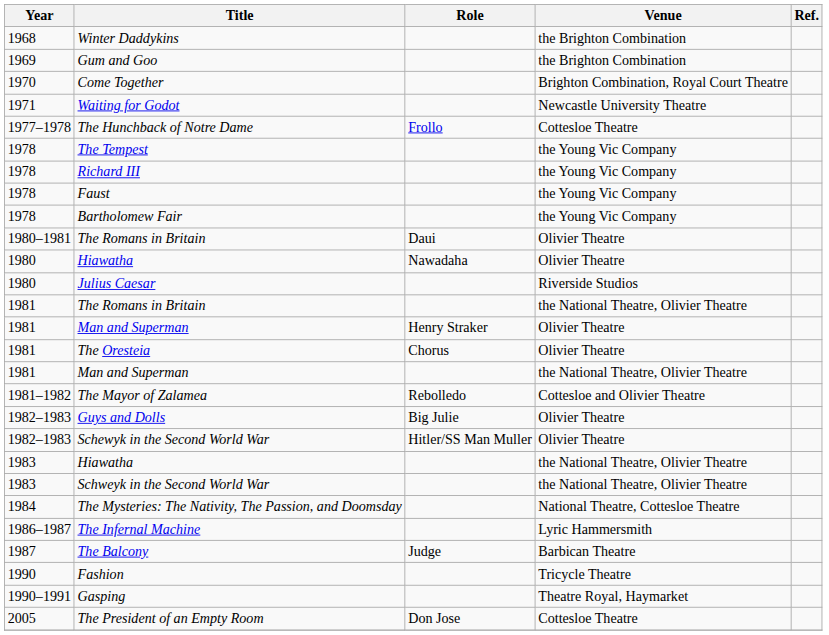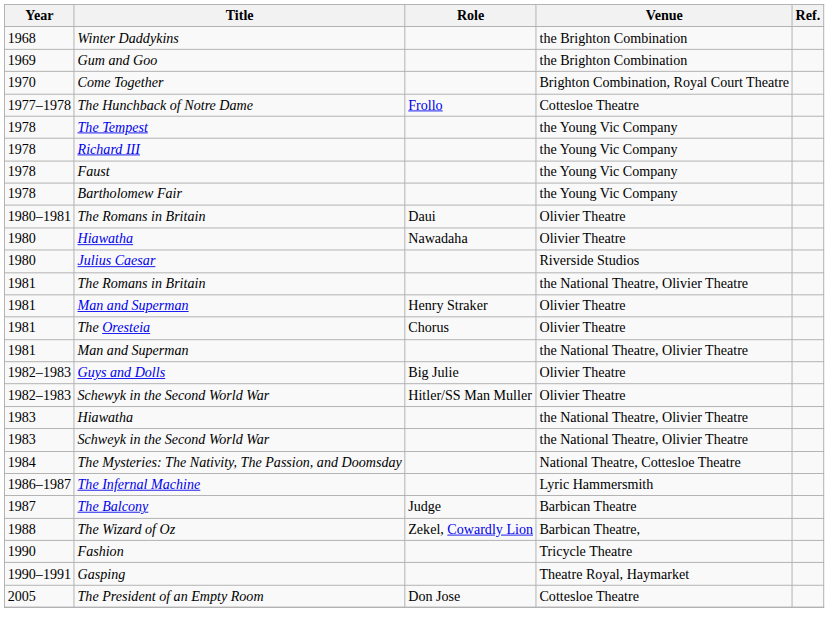- row: (129, 104)
- row: (142, 395)
+ row: (126, 529)
